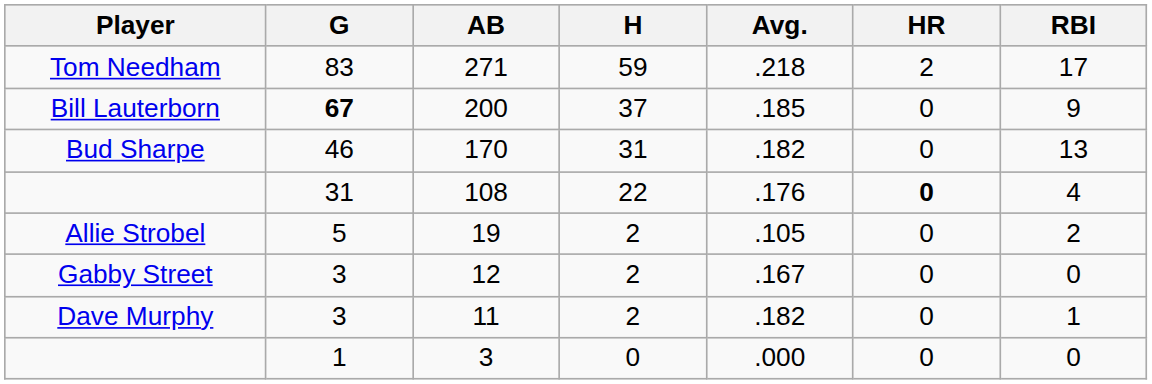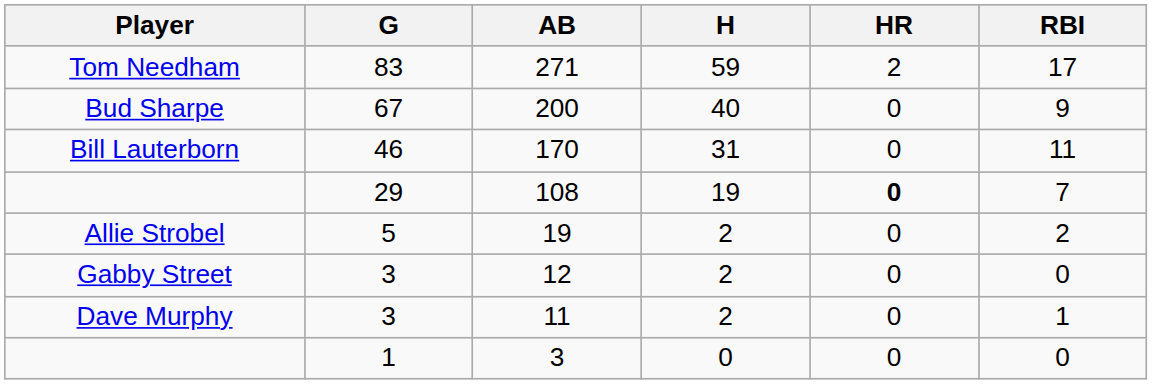- column: (780, 25)
(135, 108) Bill Lauterborn -> (155, 108) Bud Sharpe
(339, 108) bold -> (389, 108) normal
(633, 108) 37 -> (726, 108) 40
(135, 150) Bud Sharpe -> (155, 150) Bill Lauterborn
(1073, 150) 13 -> (1063, 150) 11
(339, 191) 31 -> (389, 191) 29
(633, 191) 22 -> (726, 191) 19
(1073, 191) 4 -> (1063, 191) 7
